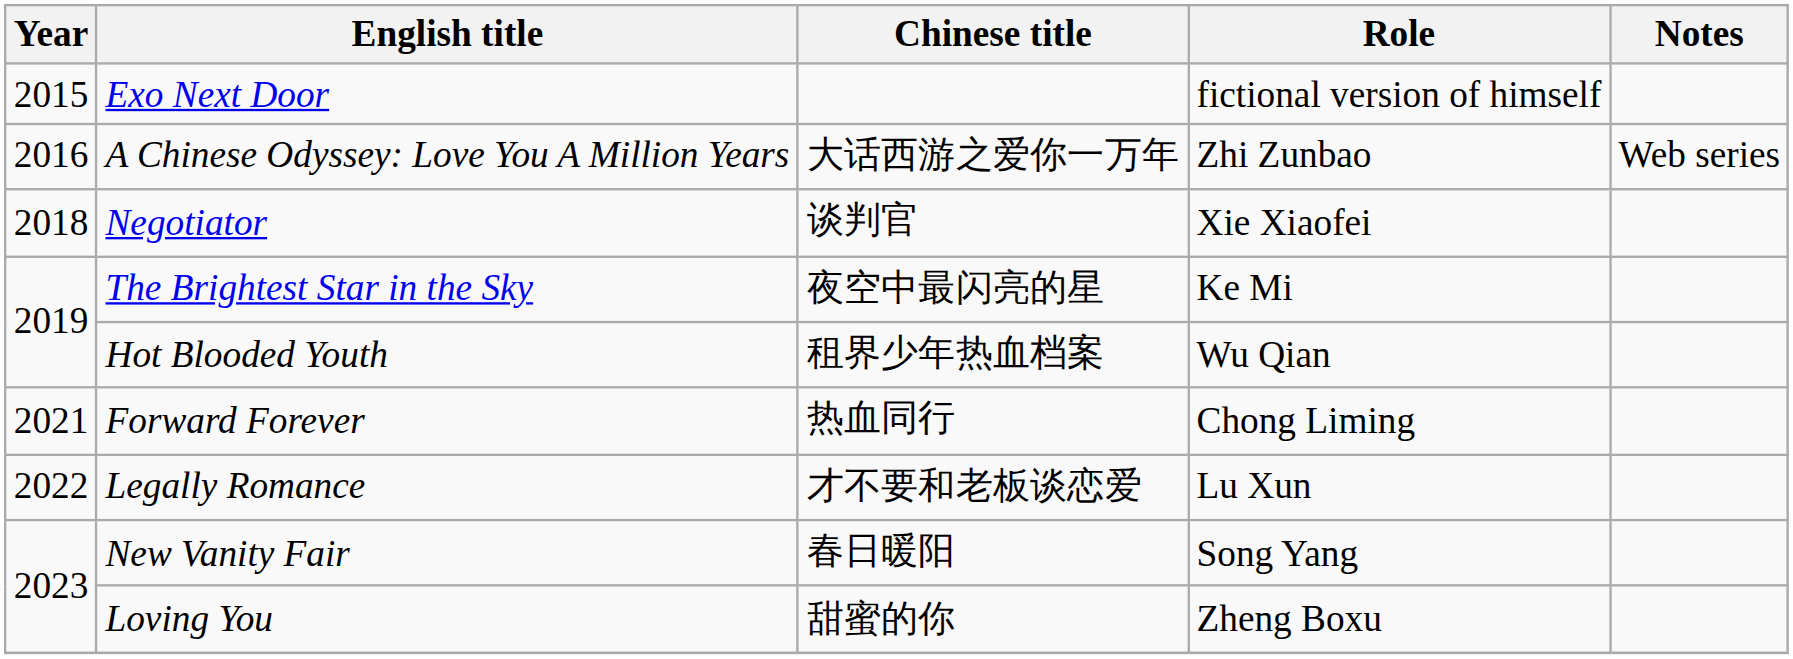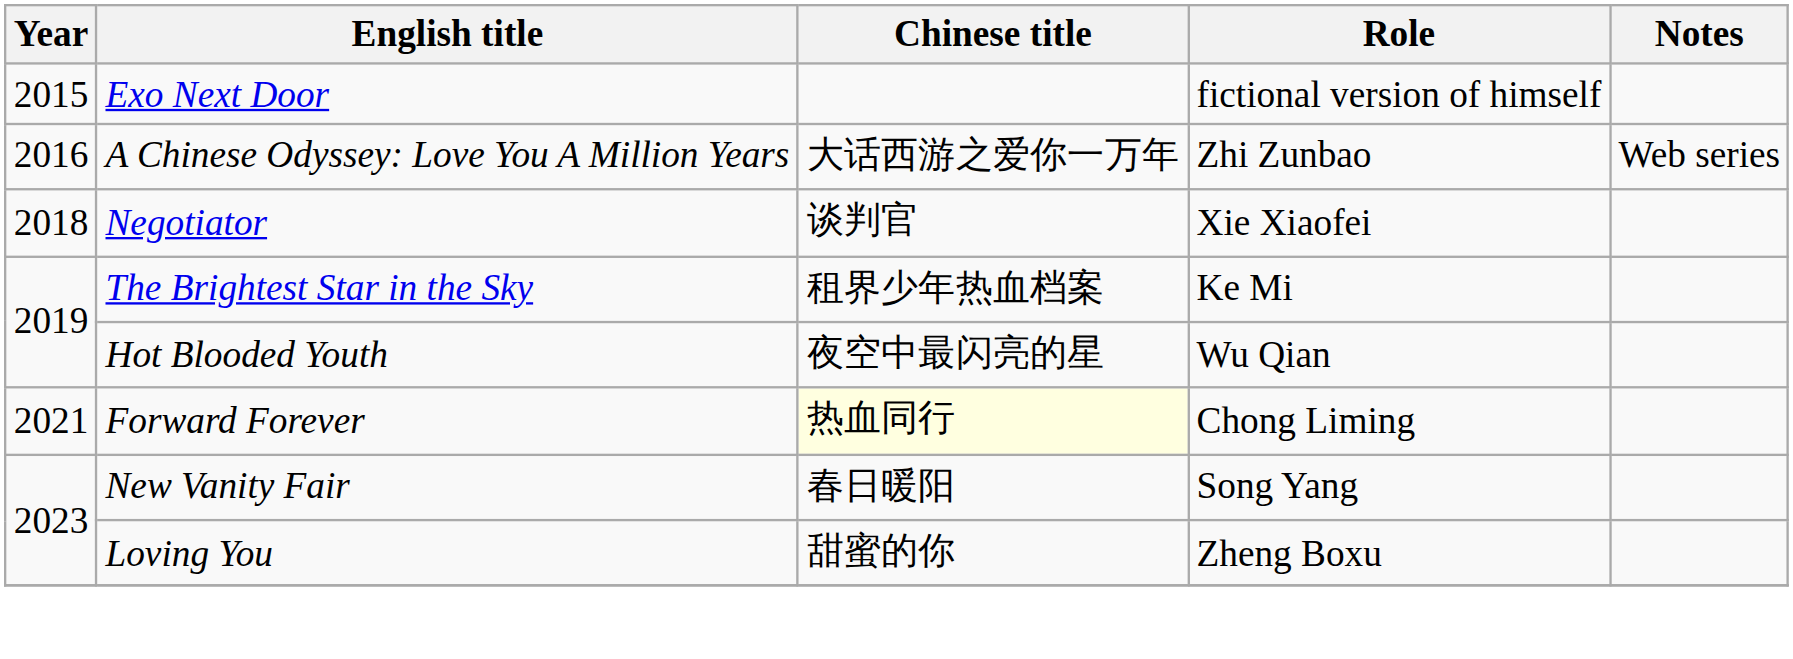(956, 286) 夜空中最闪亮的星 -> (956, 286) 租界少年热血档案
(956, 352) 租界少年热血档案 -> (956, 352) 夜空中最闪亮的星
(881, 419) no background -> (881, 419) lightyellow background
- row: (235, 486)
